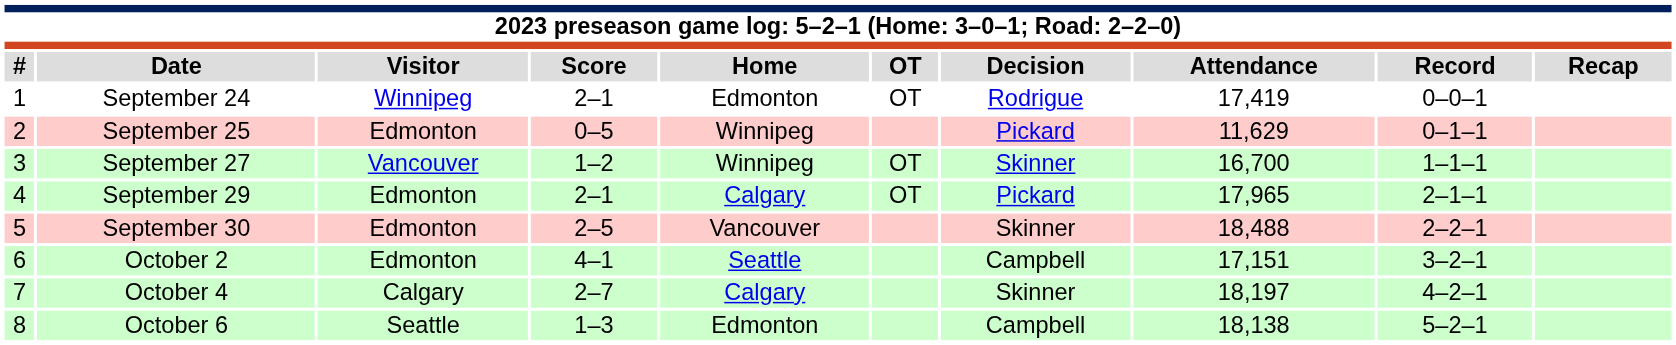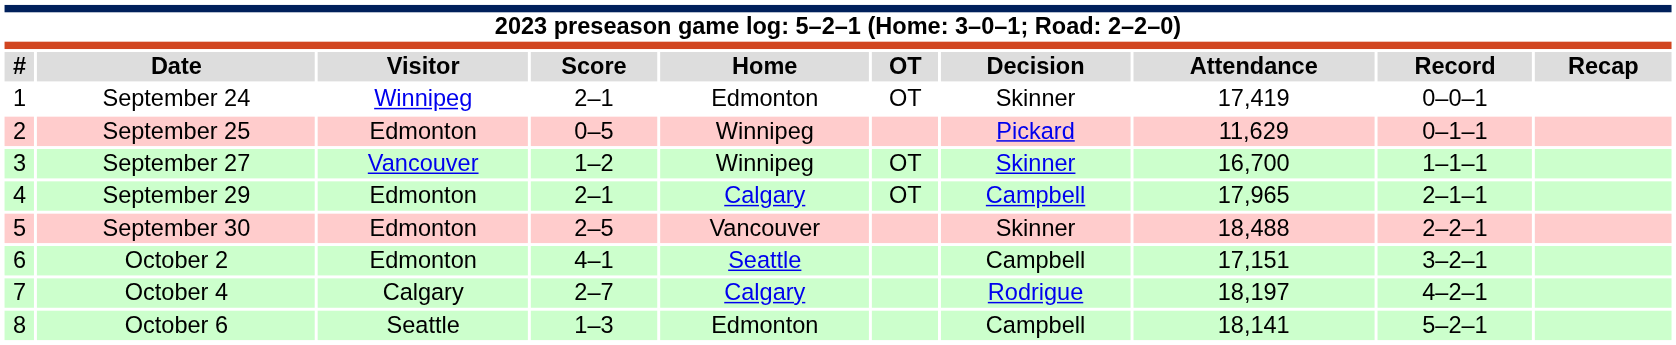(1036, 98) Rodrigue -> (1036, 98) Skinner
(1036, 195) Pickard -> (1036, 195) Campbell
(1036, 292) Skinner -> (1036, 292) Rodrigue
(1254, 325) 18,138 -> (1254, 325) 18,141
